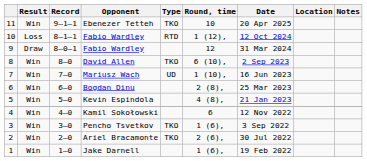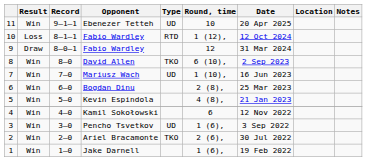(171, 23) TKO -> (171, 23) UD
(171, 125) TKO -> (171, 125) UD
